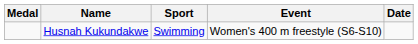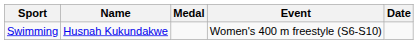columns swapped: (23, 13) <-> (179, 13)
